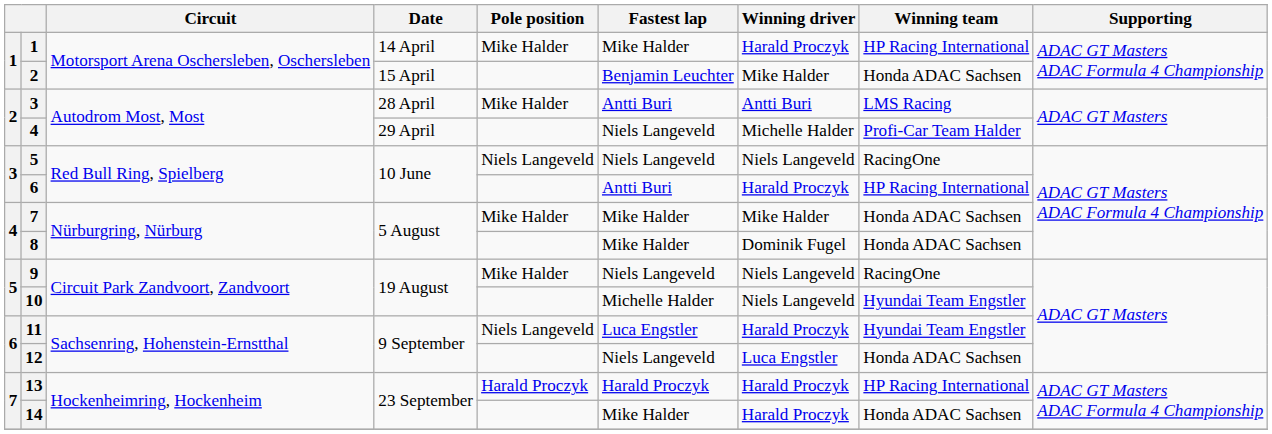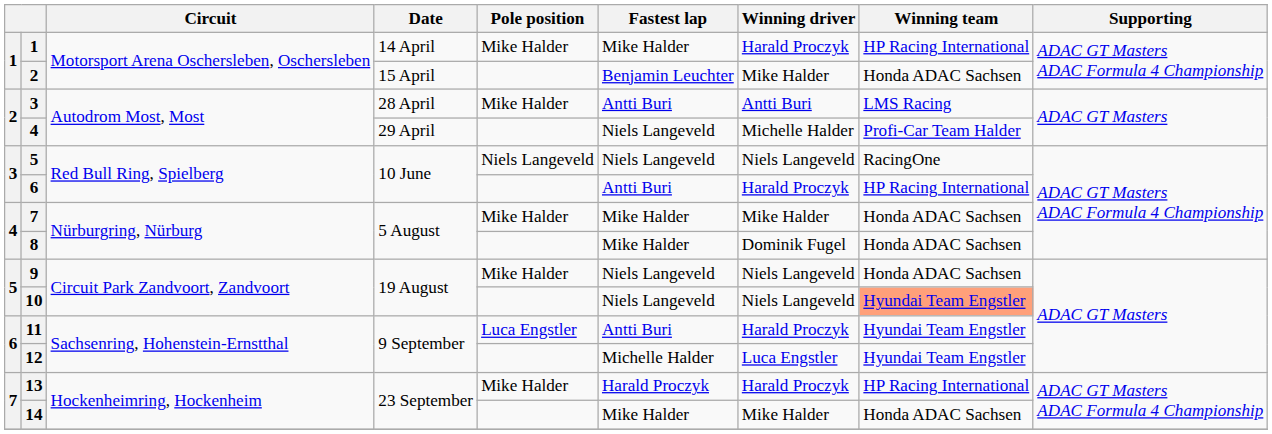(902, 272) RacingOne -> (942, 272) Honda ADAC Sachsen
(658, 300) Michelle Halder -> (658, 300) Niels Langeveld
(944, 300) no background -> (944, 300) lightsalmon background
(537, 329) Niels Langeveld -> (529, 329) Luca Engstler
(650, 329) Luca Engstler -> (637, 329) Antti Buri
(658, 357) Niels Langeveld -> (658, 357) Michelle Halder
(942, 357) Honda ADAC Sachsen -> (944, 357) Hyundai Team Engstler
(535, 385) Harald Proczyk -> (525, 385) Mike Halder
(795, 414) Harald Proczyk -> (785, 414) Mike Halder
